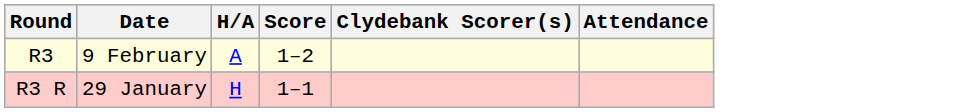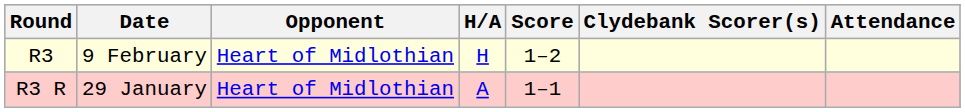+ column: (335, 22)
(236, 56) A -> (483, 56) H
(236, 90) H -> (483, 90) A
